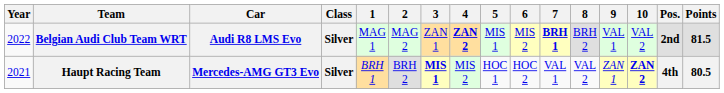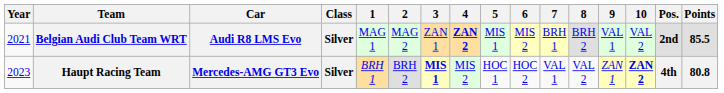(19, 39) 2022 -> (19, 39) 2021
(555, 39) bold -> (554, 39) normal
(701, 39) 81.5 -> (700, 39) 85.5
(19, 72) 2021 -> (19, 72) 2023
(701, 72) 80.5 -> (700, 72) 80.8
